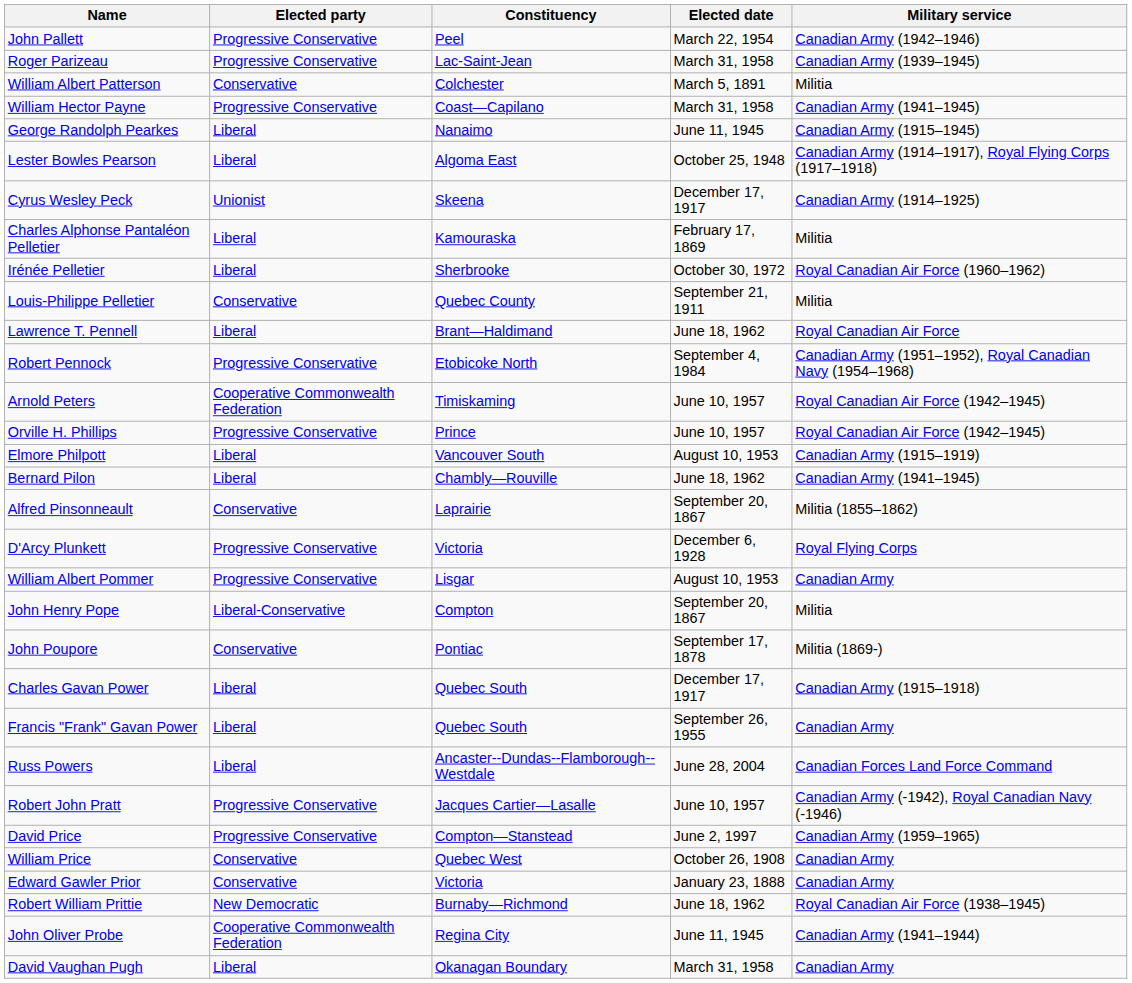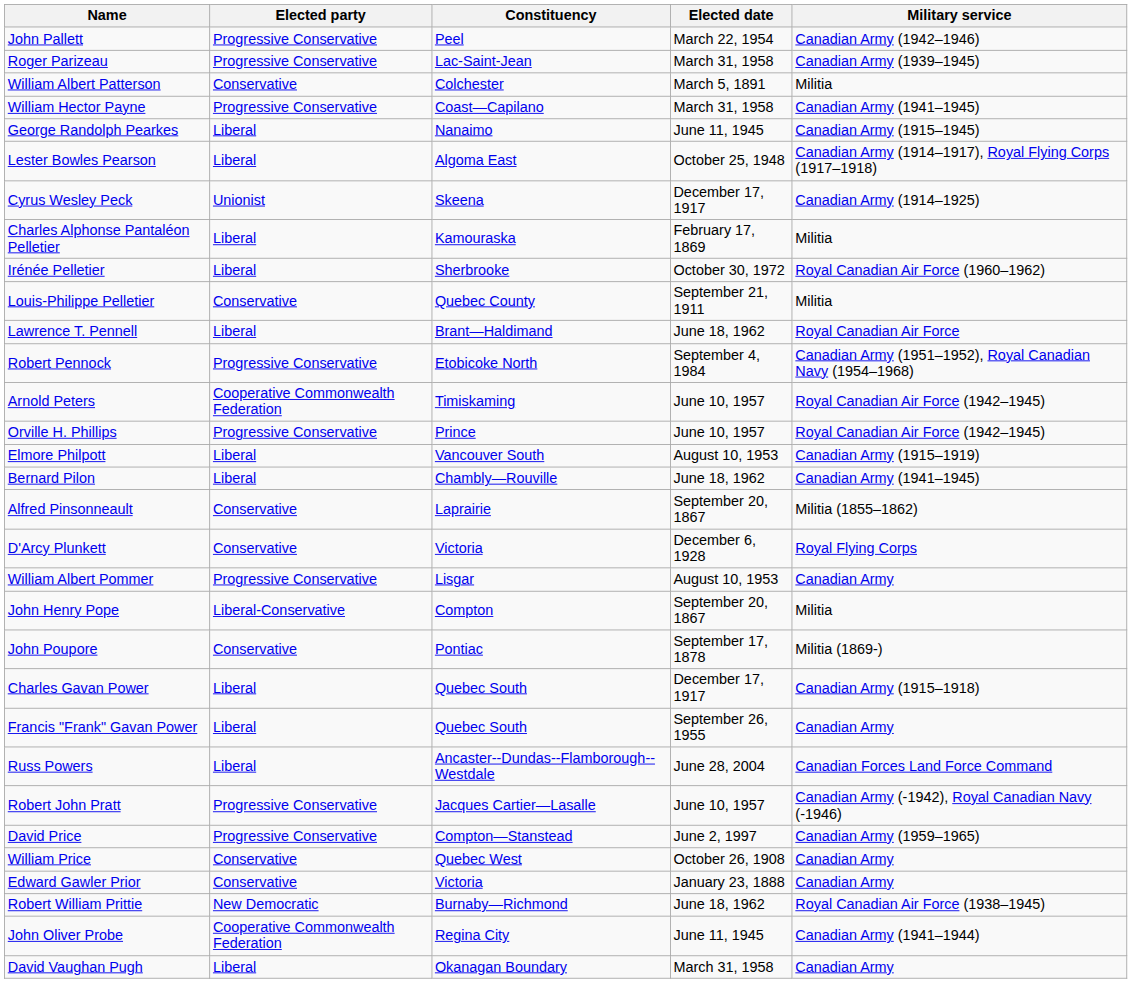(295, 548) Progressive Conservative -> (255, 548) Conservative
